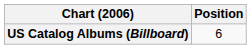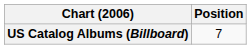(219, 34) 6 -> (219, 34) 7
